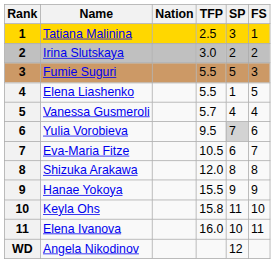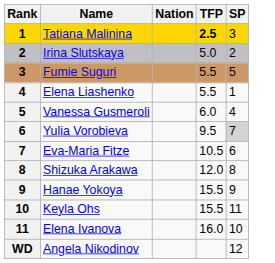- column: (259, 14)
(208, 33) normal -> (208, 33) bold
(208, 53) 3.0 -> (208, 53) 5.0
(208, 111) 5.7 -> (208, 111) 6.0
(211, 209) 15.8 -> (211, 209) 15.5
